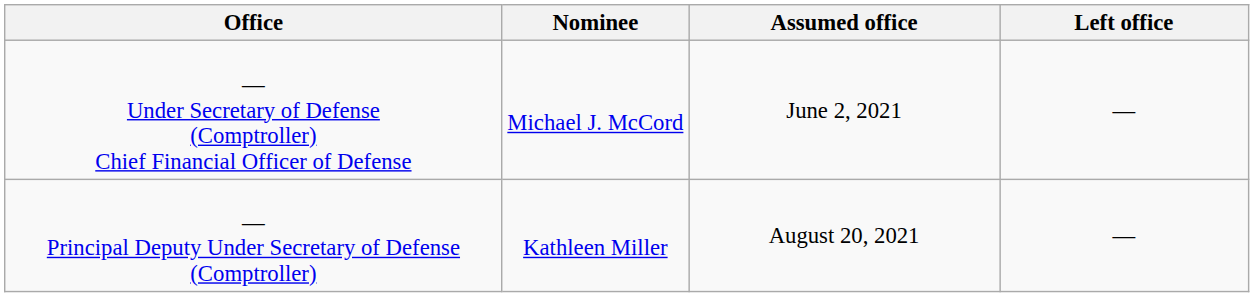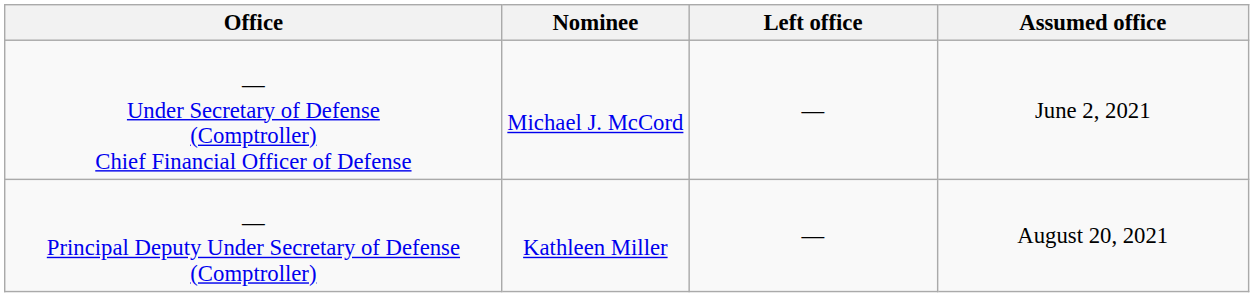columns swapped: (844, 22) <-> (1124, 22)
